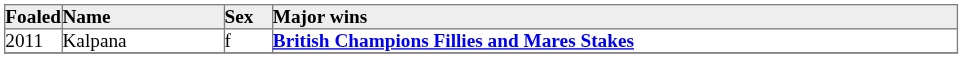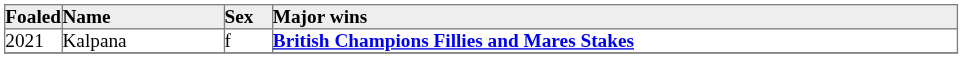(24, 40) 2011 -> (25, 40) 2021
